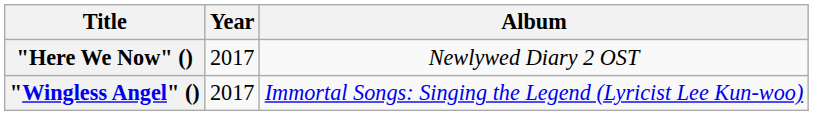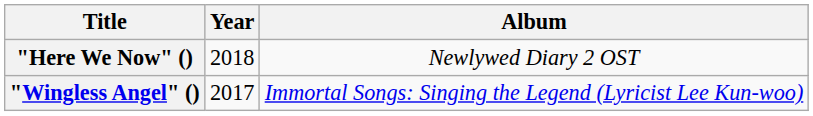(232, 57) 2017 -> (232, 57) 2018
